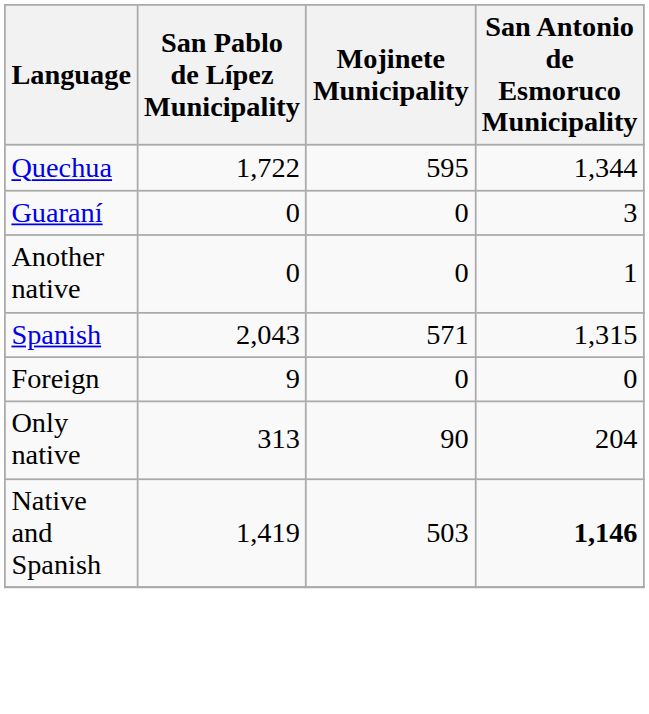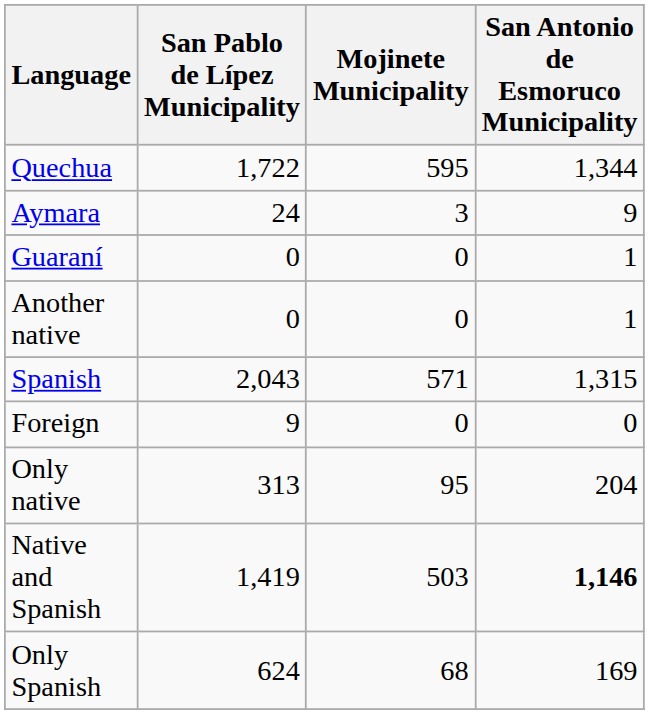+ row: (56, 212)
(630, 212) 3 -> (630, 257) 1
(454, 439) 90 -> (454, 484) 95
+ row: (56, 670)
